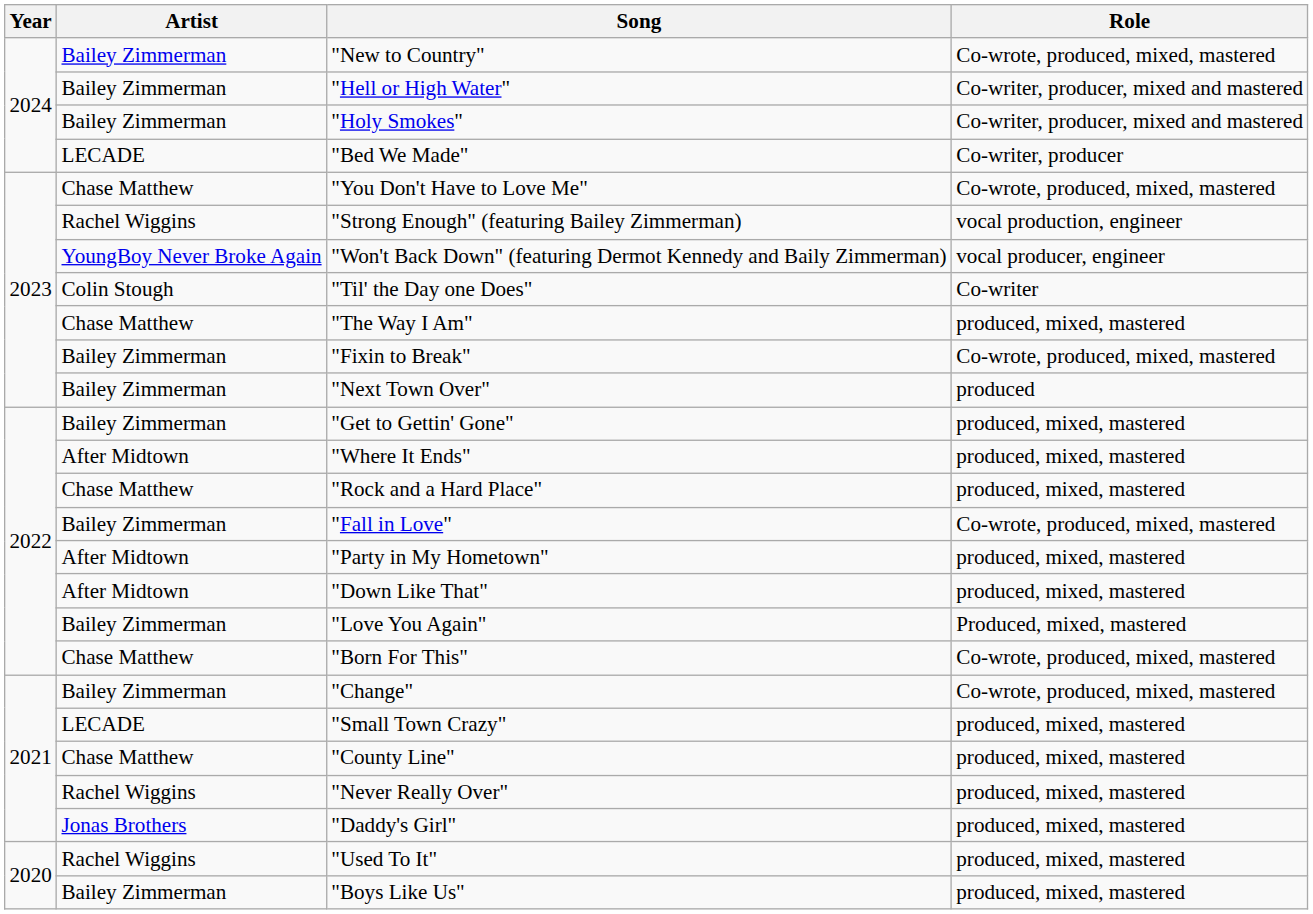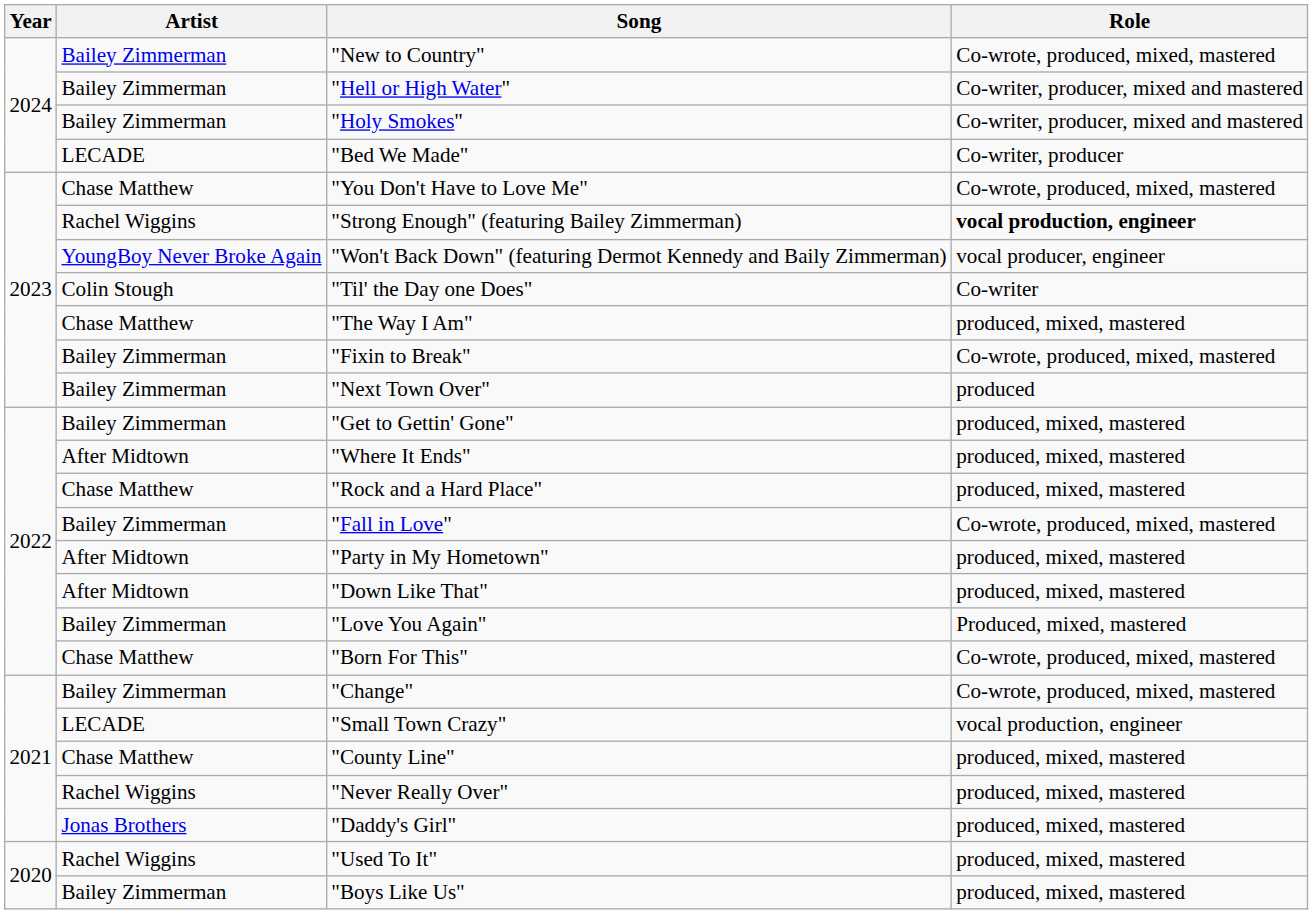(1069, 222) normal -> (1076, 222) bold
(1071, 724) produced, mixed, mastered -> (1069, 724) vocal production, engineer
